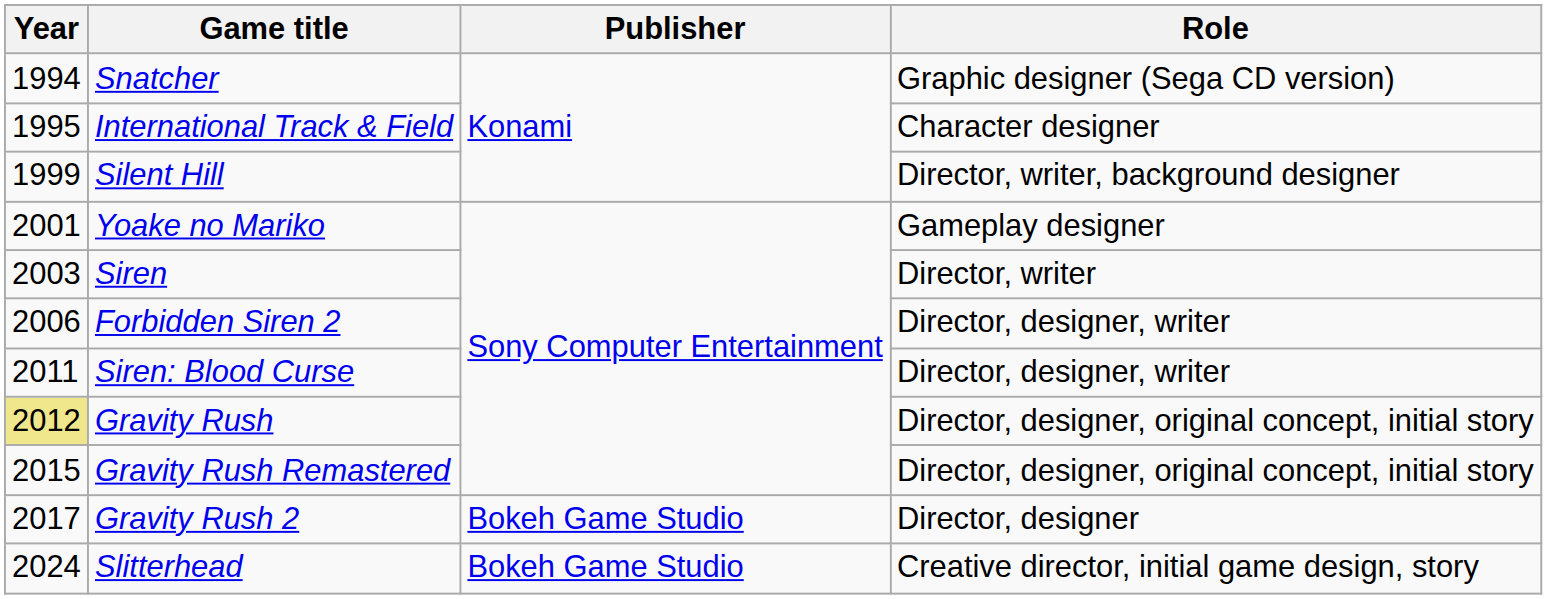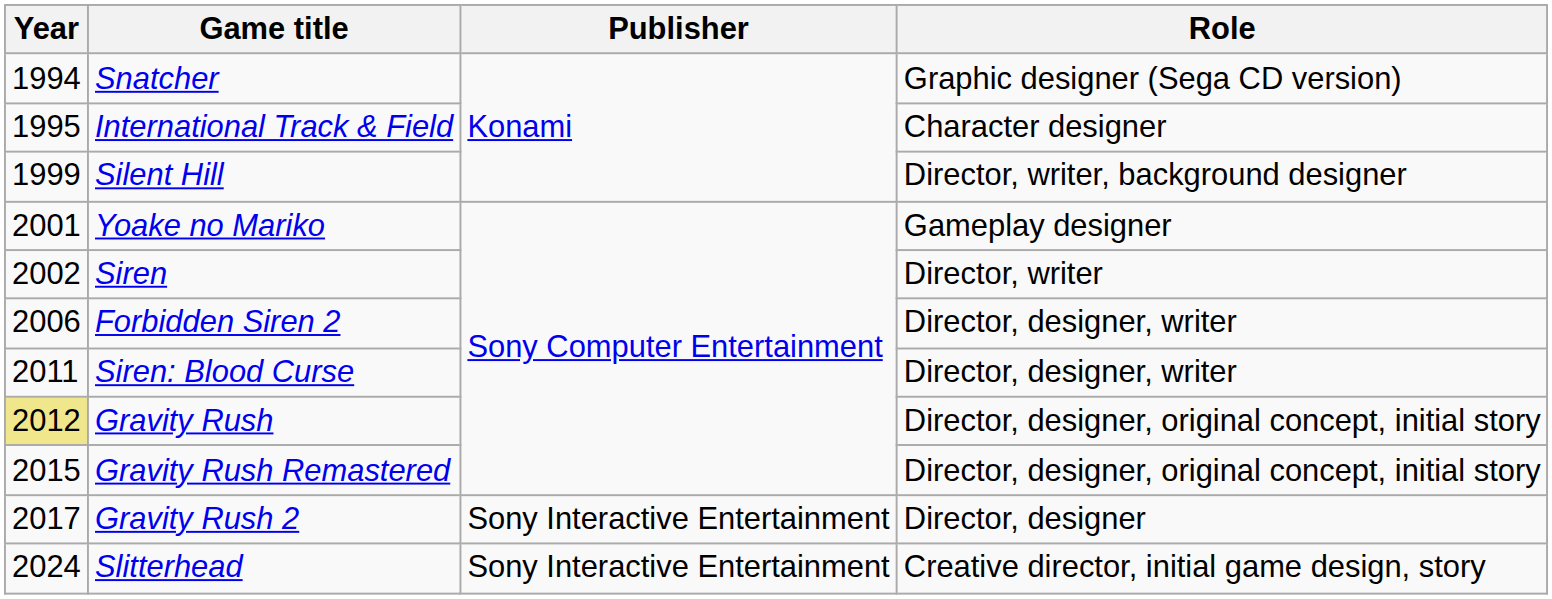(46, 273) 2003 -> (46, 273) 2002
(606, 518) Bokeh Game Studio -> (679, 518) Sony Interactive Entertainment
(606, 567) Bokeh Game Studio -> (679, 567) Sony Interactive Entertainment
